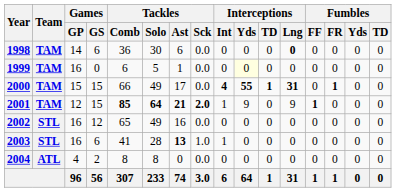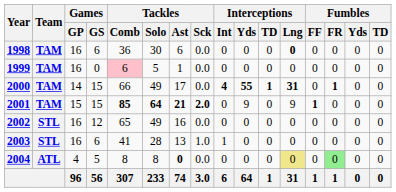(76, 50) 14 -> (76, 50) 16
(125, 68) no background -> (125, 68) pink background
(246, 68) lightyellow background -> (246, 68) no background
(76, 86) 15 -> (76, 86) 14
(76, 104) 12 -> (76, 104) 15
(224, 104) 1 -> (224, 104) 0
(180, 141) bold -> (180, 141) normal
(97, 159) 2 -> (97, 159) 5
(180, 159) normal -> (180, 159) bold
(293, 159) no background -> (293, 159) khaki background
(335, 159) no background -> (335, 159) lightgreen background
